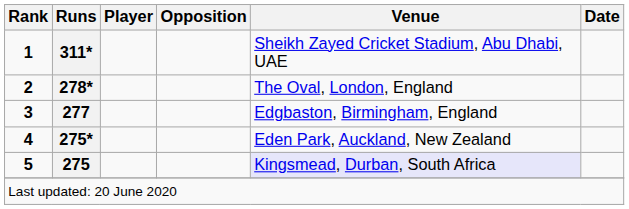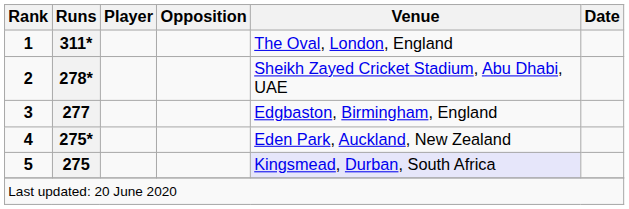(408, 52) Sheikh Zayed Cricket Stadium, Abu Dhabi, UAE -> (354, 43) The Oval, London, England
(354, 87) The Oval, London, England -> (408, 78) Sheikh Zayed Cricket Stadium, Abu Dhabi, UAE
